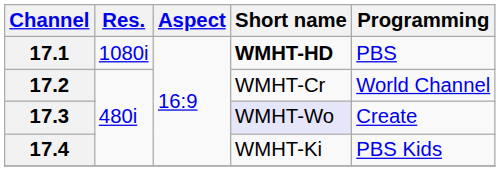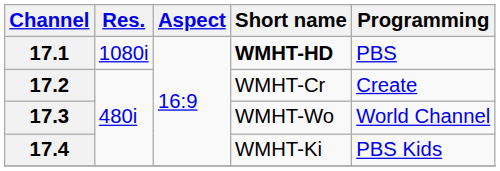(423, 85) World Channel -> (387, 85) Create
(285, 117) lavender background -> (285, 117) no background
(387, 117) Create -> (423, 117) World Channel
